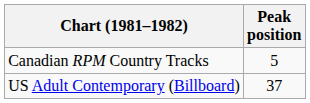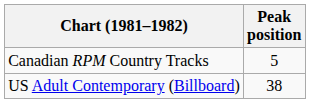(274, 85) 37 -> (274, 85) 38
